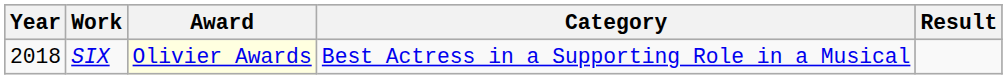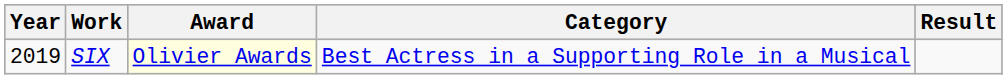(35, 57) 2018 -> (35, 57) 2019
